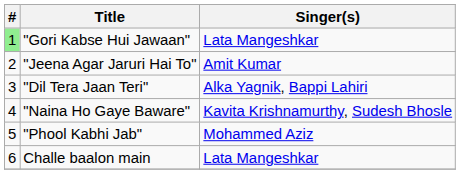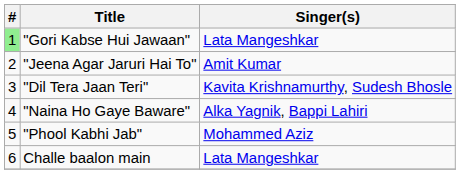(285, 87) Alka Yagnik, Bappi Lahiri -> (328, 87) Kavita Krishnamurthy, Sudesh Bhosle
(328, 111) Kavita Krishnamurthy, Sudesh Bhosle -> (285, 111) Alka Yagnik, Bappi Lahiri
